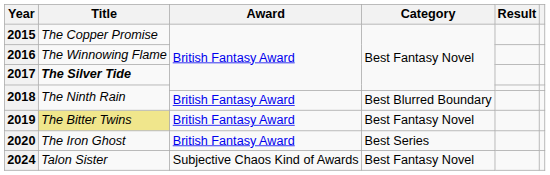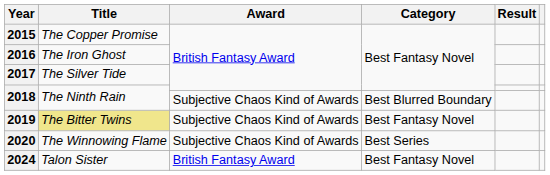(104, 54) The Winnowing Flame -> (83, 54) The Iron Ghost
(86, 74) bold -> (84, 74) normal
(234, 100) British Fantasy Award -> (266, 100) Subjective Chaos Kind of Awards
(234, 120) British Fantasy Award -> (266, 120) Subjective Chaos Kind of Awards
(83, 140) The Iron Ghost -> (104, 140) The Winnowing Flame
(234, 140) British Fantasy Award -> (266, 140) Subjective Chaos Kind of Awards
(266, 160) Subjective Chaos Kind of Awards -> (234, 160) British Fantasy Award
